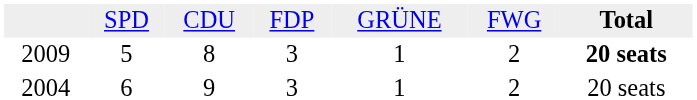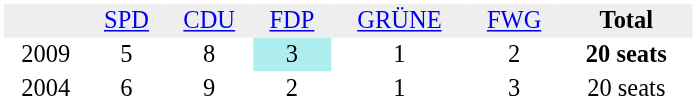(292, 54) no background -> (292, 54) paleturquoise background
(292, 87) 3 -> (292, 87) 2
(514, 87) 2 -> (514, 87) 3
